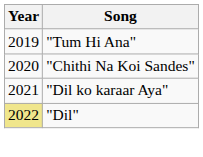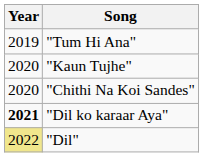+ row: (89, 66)
(24, 90) normal -> (24, 115) bold
